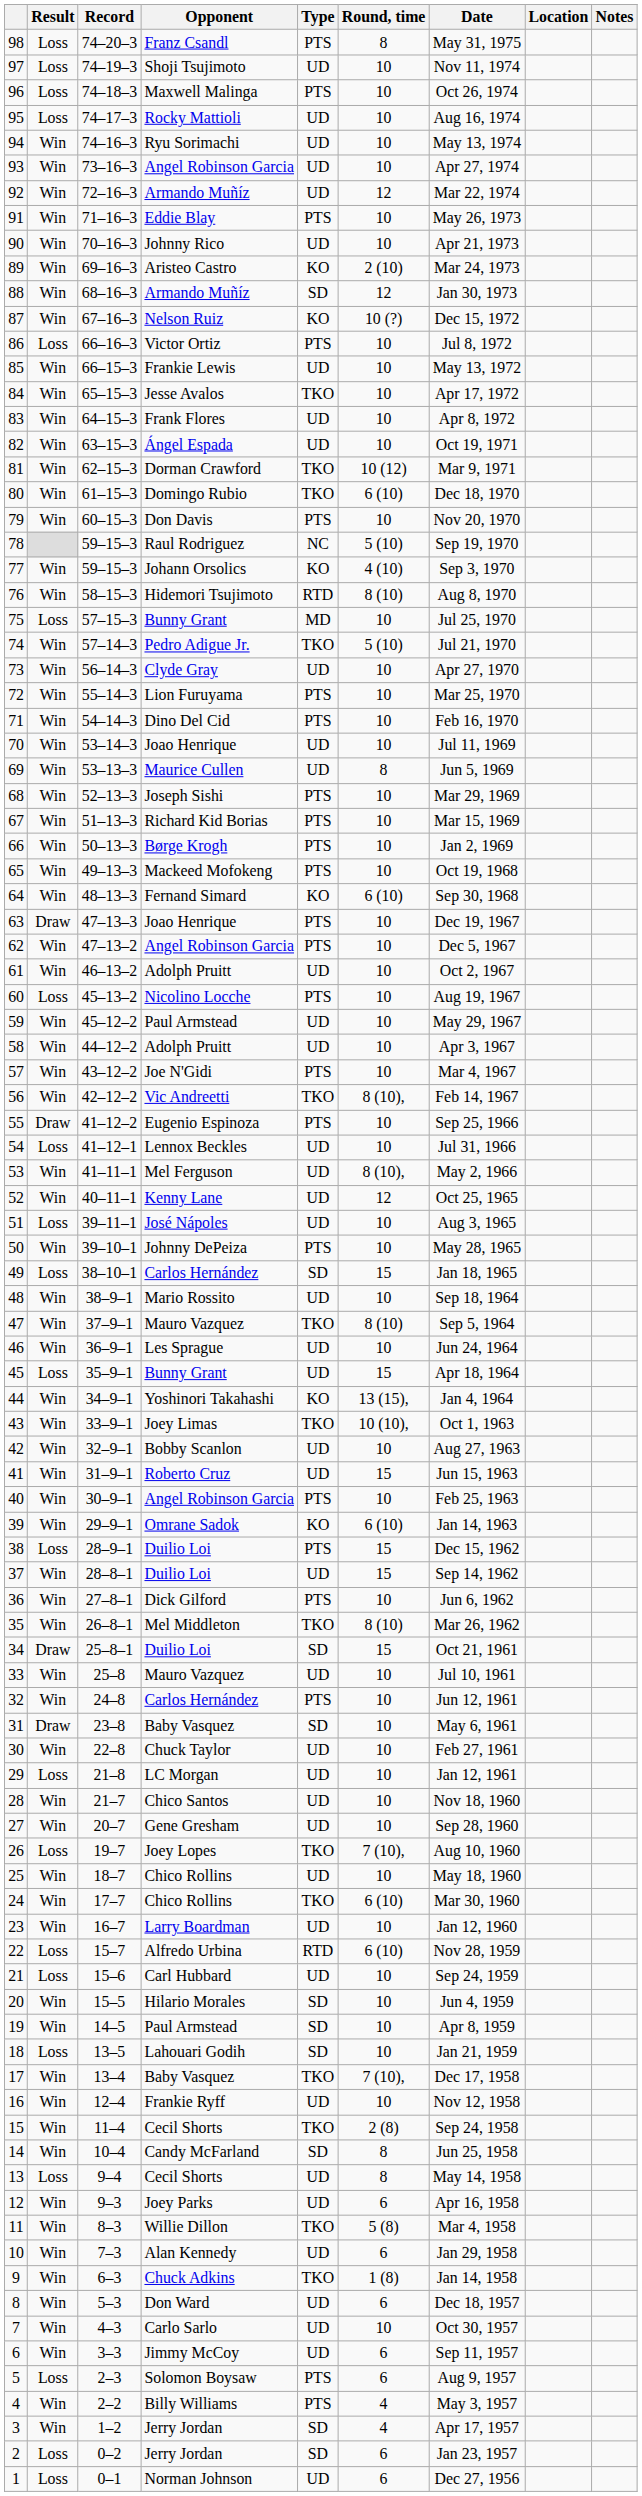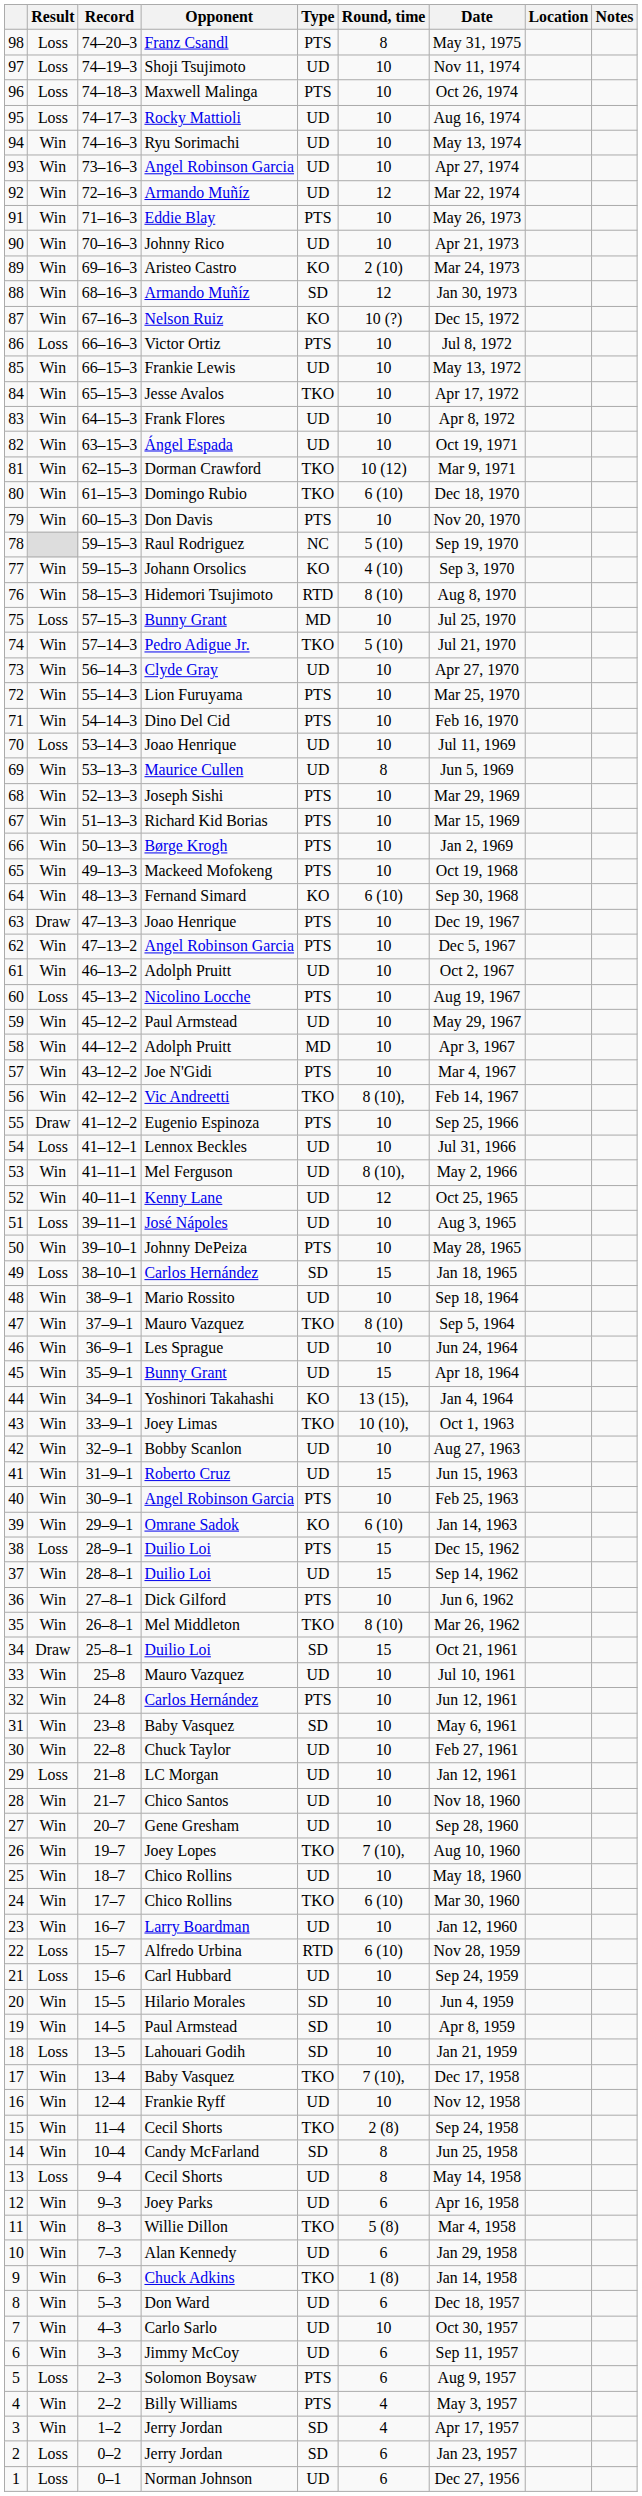(53, 745) Win -> (53, 745) Loss
(318, 1047) UD -> (318, 1047) MD
(53, 1373) Loss -> (53, 1373) Win
(53, 1725) Draw -> (53, 1725) Win
(53, 1850) Loss -> (53, 1850) Win
